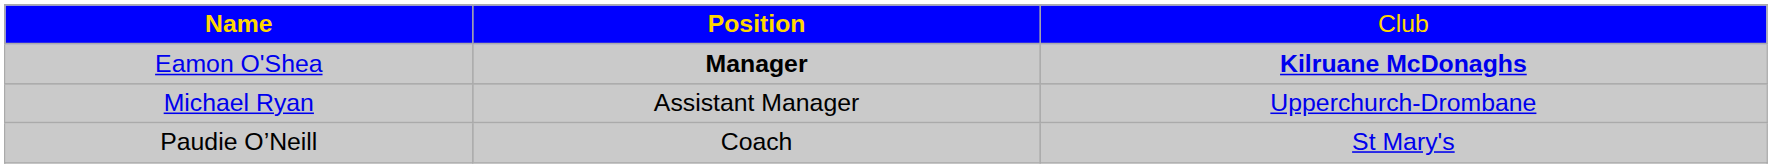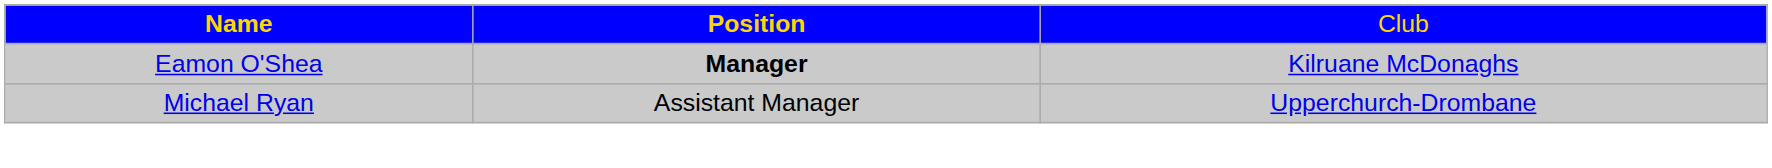(1403, 63) bold -> (1403, 63) normal
- row: (239, 142)
